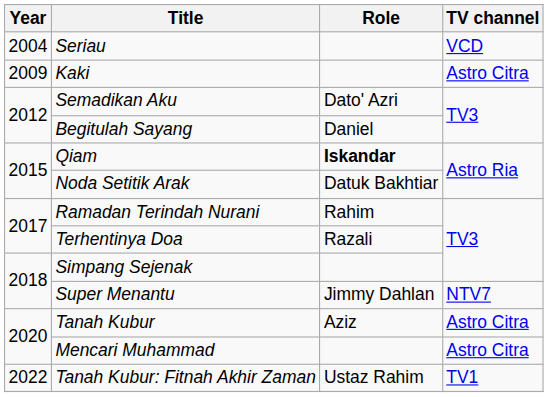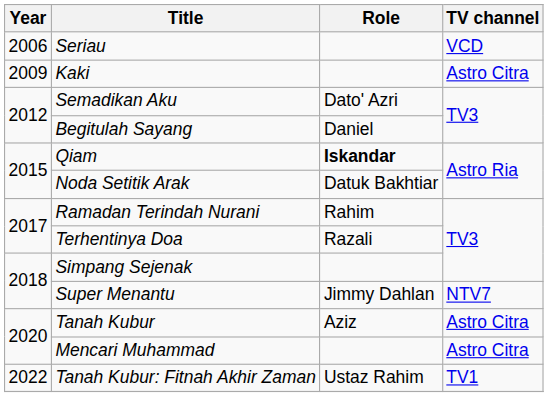(28, 45) 2004 -> (28, 45) 2006
